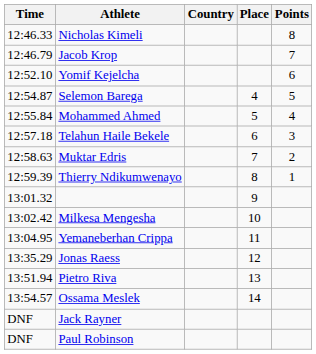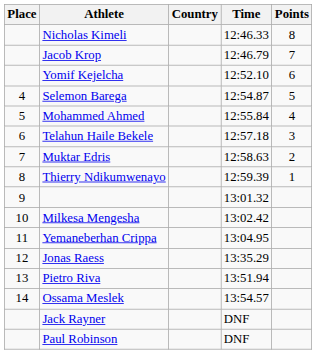columns swapped: (254, 14) <-> (30, 14)
